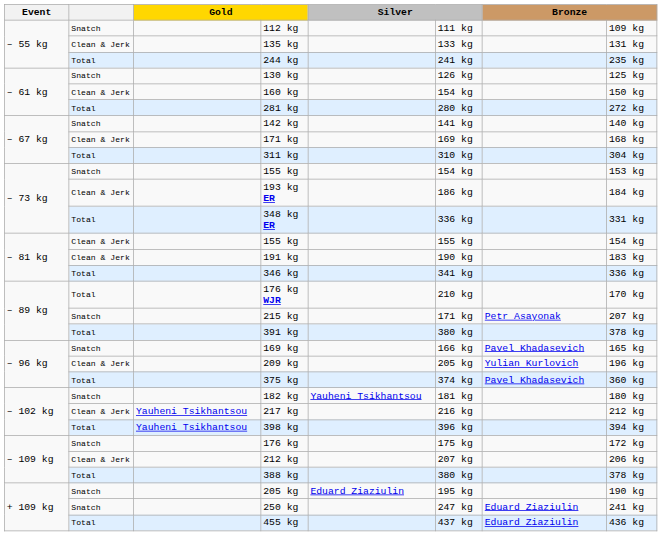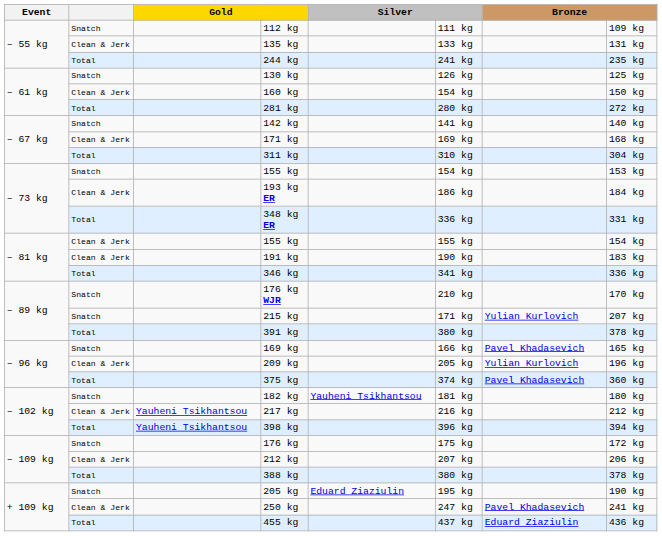(84, 295) Total -> (86, 295) Snatch
(523, 316) Petr Asayonak -> (532, 316) Yulian Kurlovich
(86, 507) Snatch -> (101, 507) Clean & Jerk
(532, 507) Eduard Ziaziulin -> (535, 507) Pavel Khadasevich
